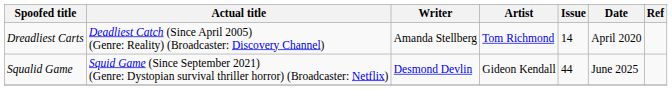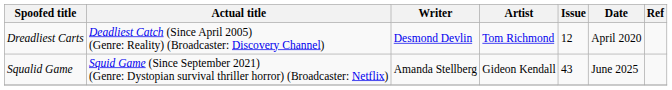(435, 38) Amanda Stellberg -> (433, 38) Desmond Devlin
(567, 38) 14 -> (567, 38) 12
(433, 69) Desmond Devlin -> (435, 69) Amanda Stellberg
(567, 69) 44 -> (567, 69) 43
